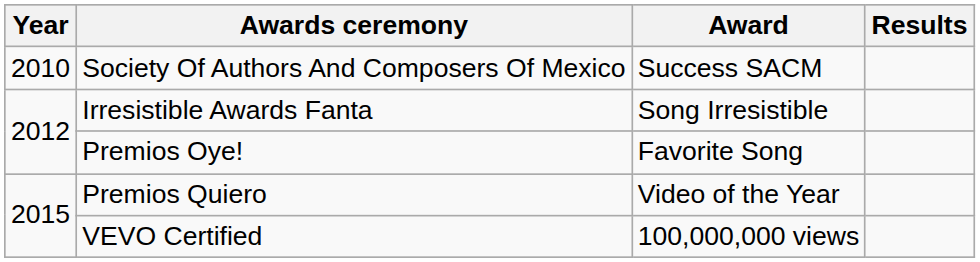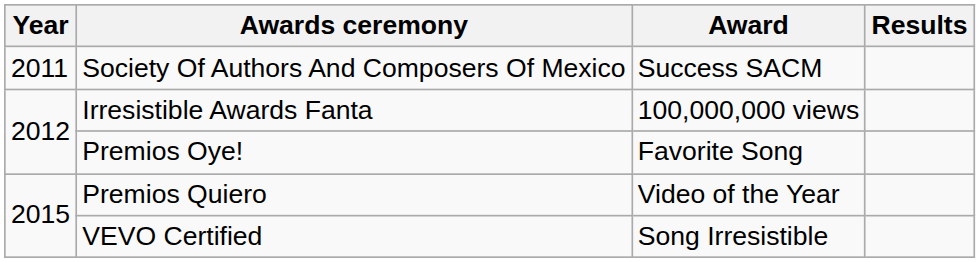(40, 67) 2010 -> (40, 67) 2011
(733, 109) Song Irresistible -> (749, 109) 100,000,000 views
(749, 236) 100,000,000 views -> (733, 236) Song Irresistible
